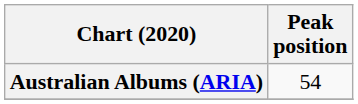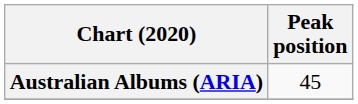(310, 81) 54 -> (310, 81) 45
